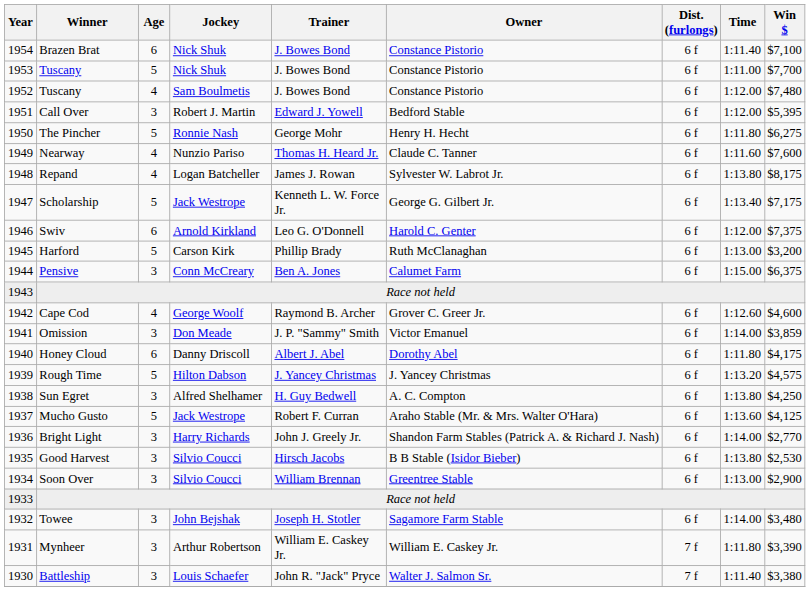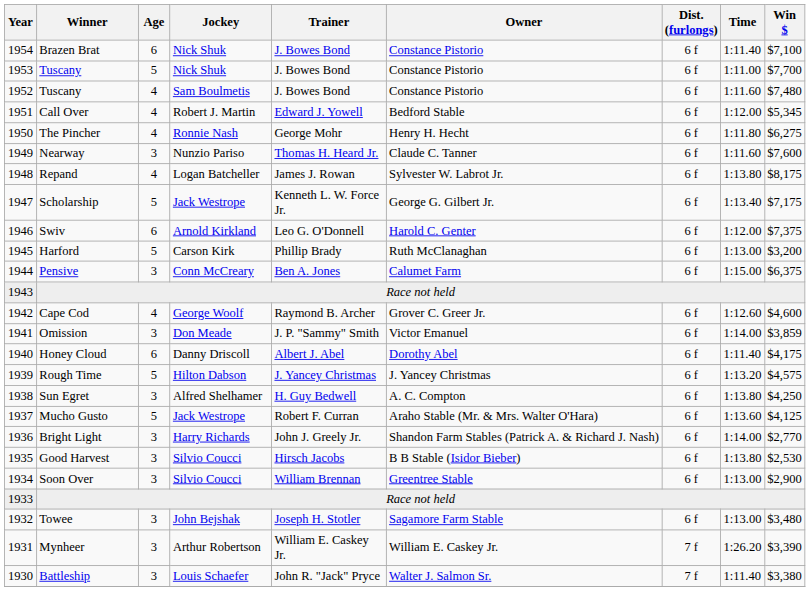(743, 91) 1:12.00 -> (742, 91) 1:11.60
(154, 112) 3 -> (154, 112) 4
(785, 112) $5,395 -> (785, 112) $5,345
(154, 133) 5 -> (154, 133) 4
(154, 153) 4 -> (154, 153) 3
(742, 354) 1:11.80 -> (742, 354) 1:11.40
(743, 520) 1:14.00 -> (743, 520) 1:13.00
(742, 548) 1:11.80 -> (743, 548) 1:26.20
